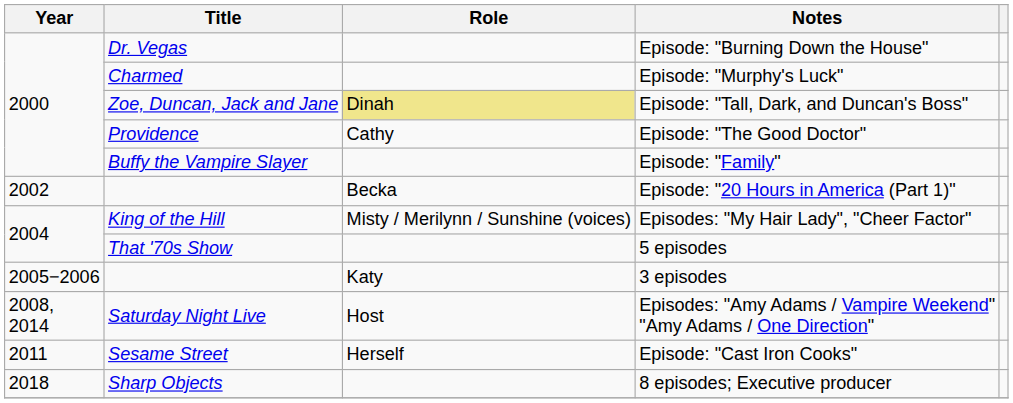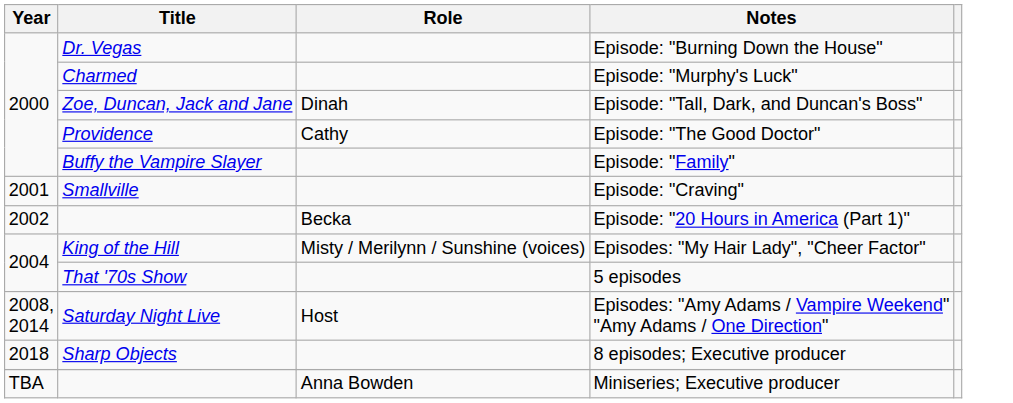(370, 104) khaki background -> (324, 104) no background
+ row: (669, 190)
- row: (683, 276)
- row: (748, 354)
+ row: (717, 383)
